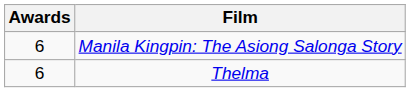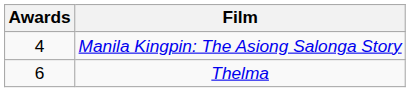(40, 45) 6 -> (40, 45) 4
